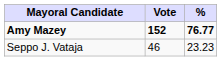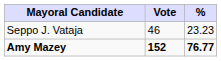rows swapped: (36, 30) <-> (45, 47)
